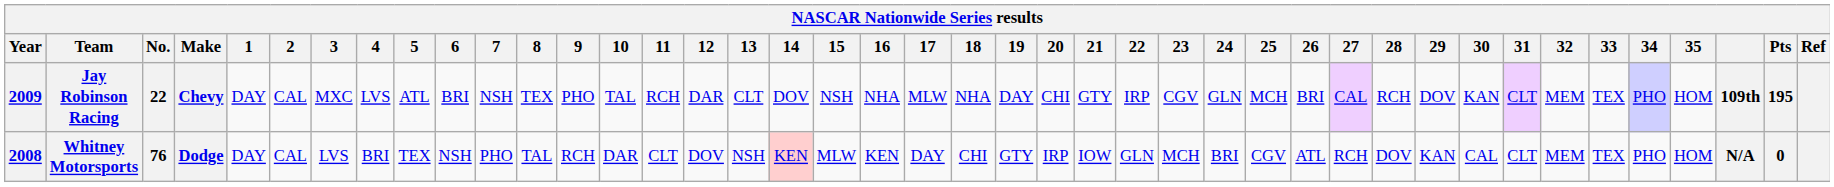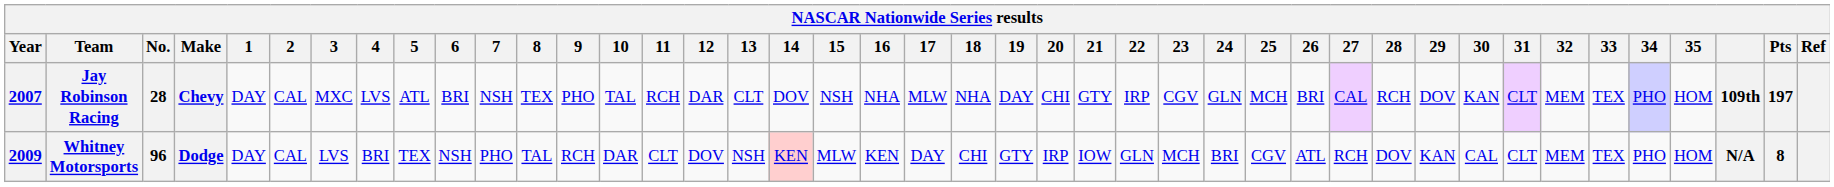(25, 96) 2009 -> (25, 96) 2007
(158, 96) 22 -> (158, 96) 28
(1781, 96) 195 -> (1781, 96) 197
(25, 156) 2008 -> (25, 156) 2009
(158, 156) 76 -> (158, 156) 96
(1781, 156) 0 -> (1781, 156) 8
